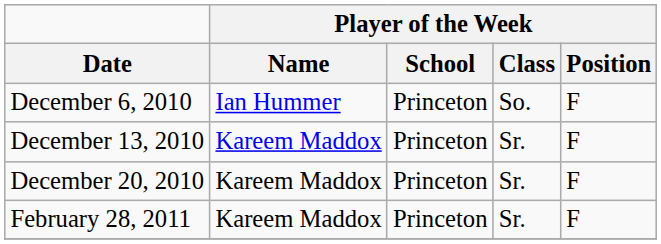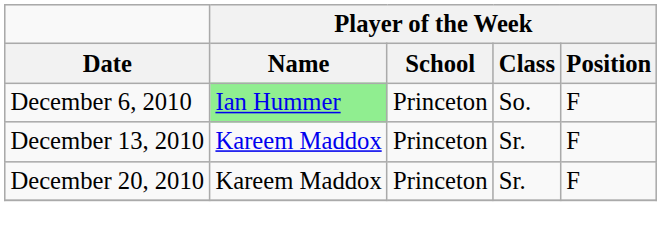(278, 102) no background -> (278, 102) lightgreen background
- row: (101, 219)
